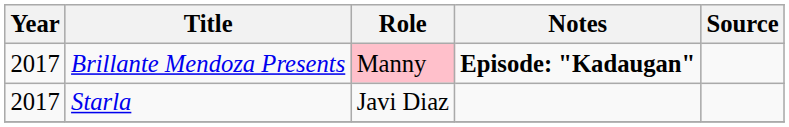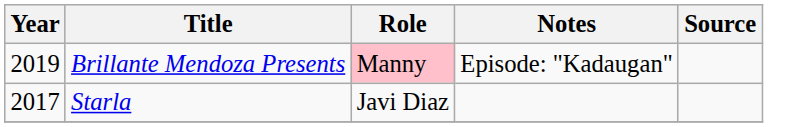(35, 63) 2017 -> (35, 63) 2019
(578, 63) bold -> (567, 63) normal
